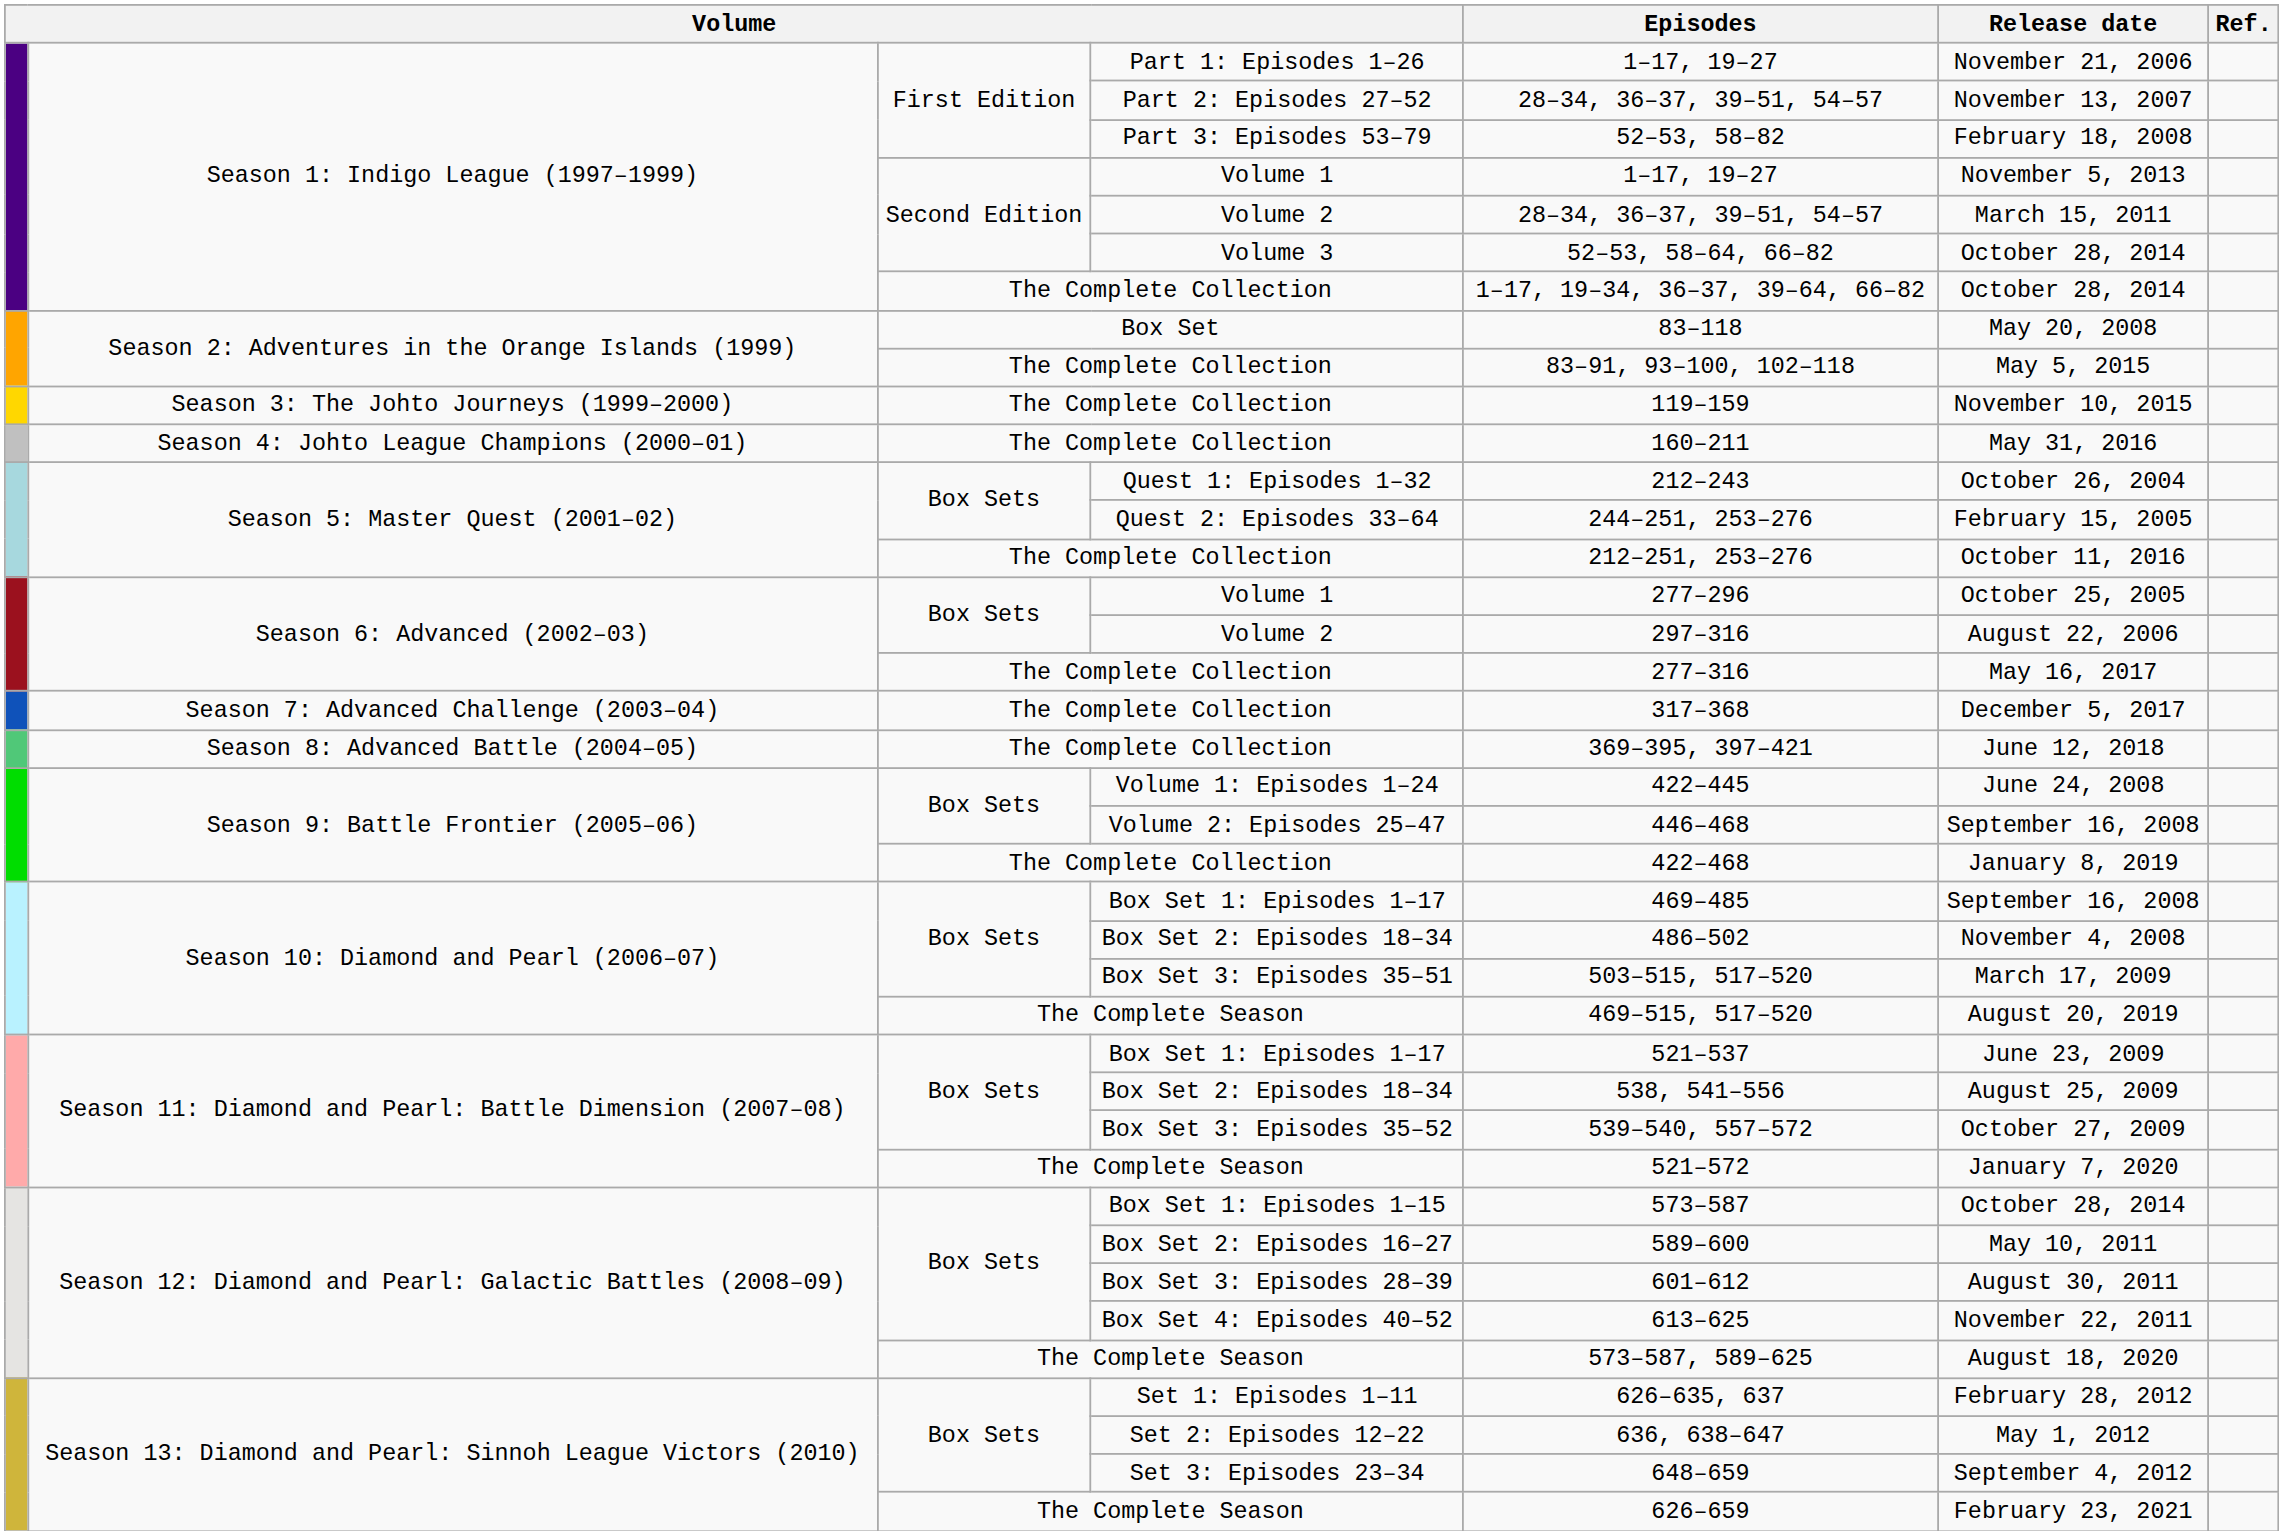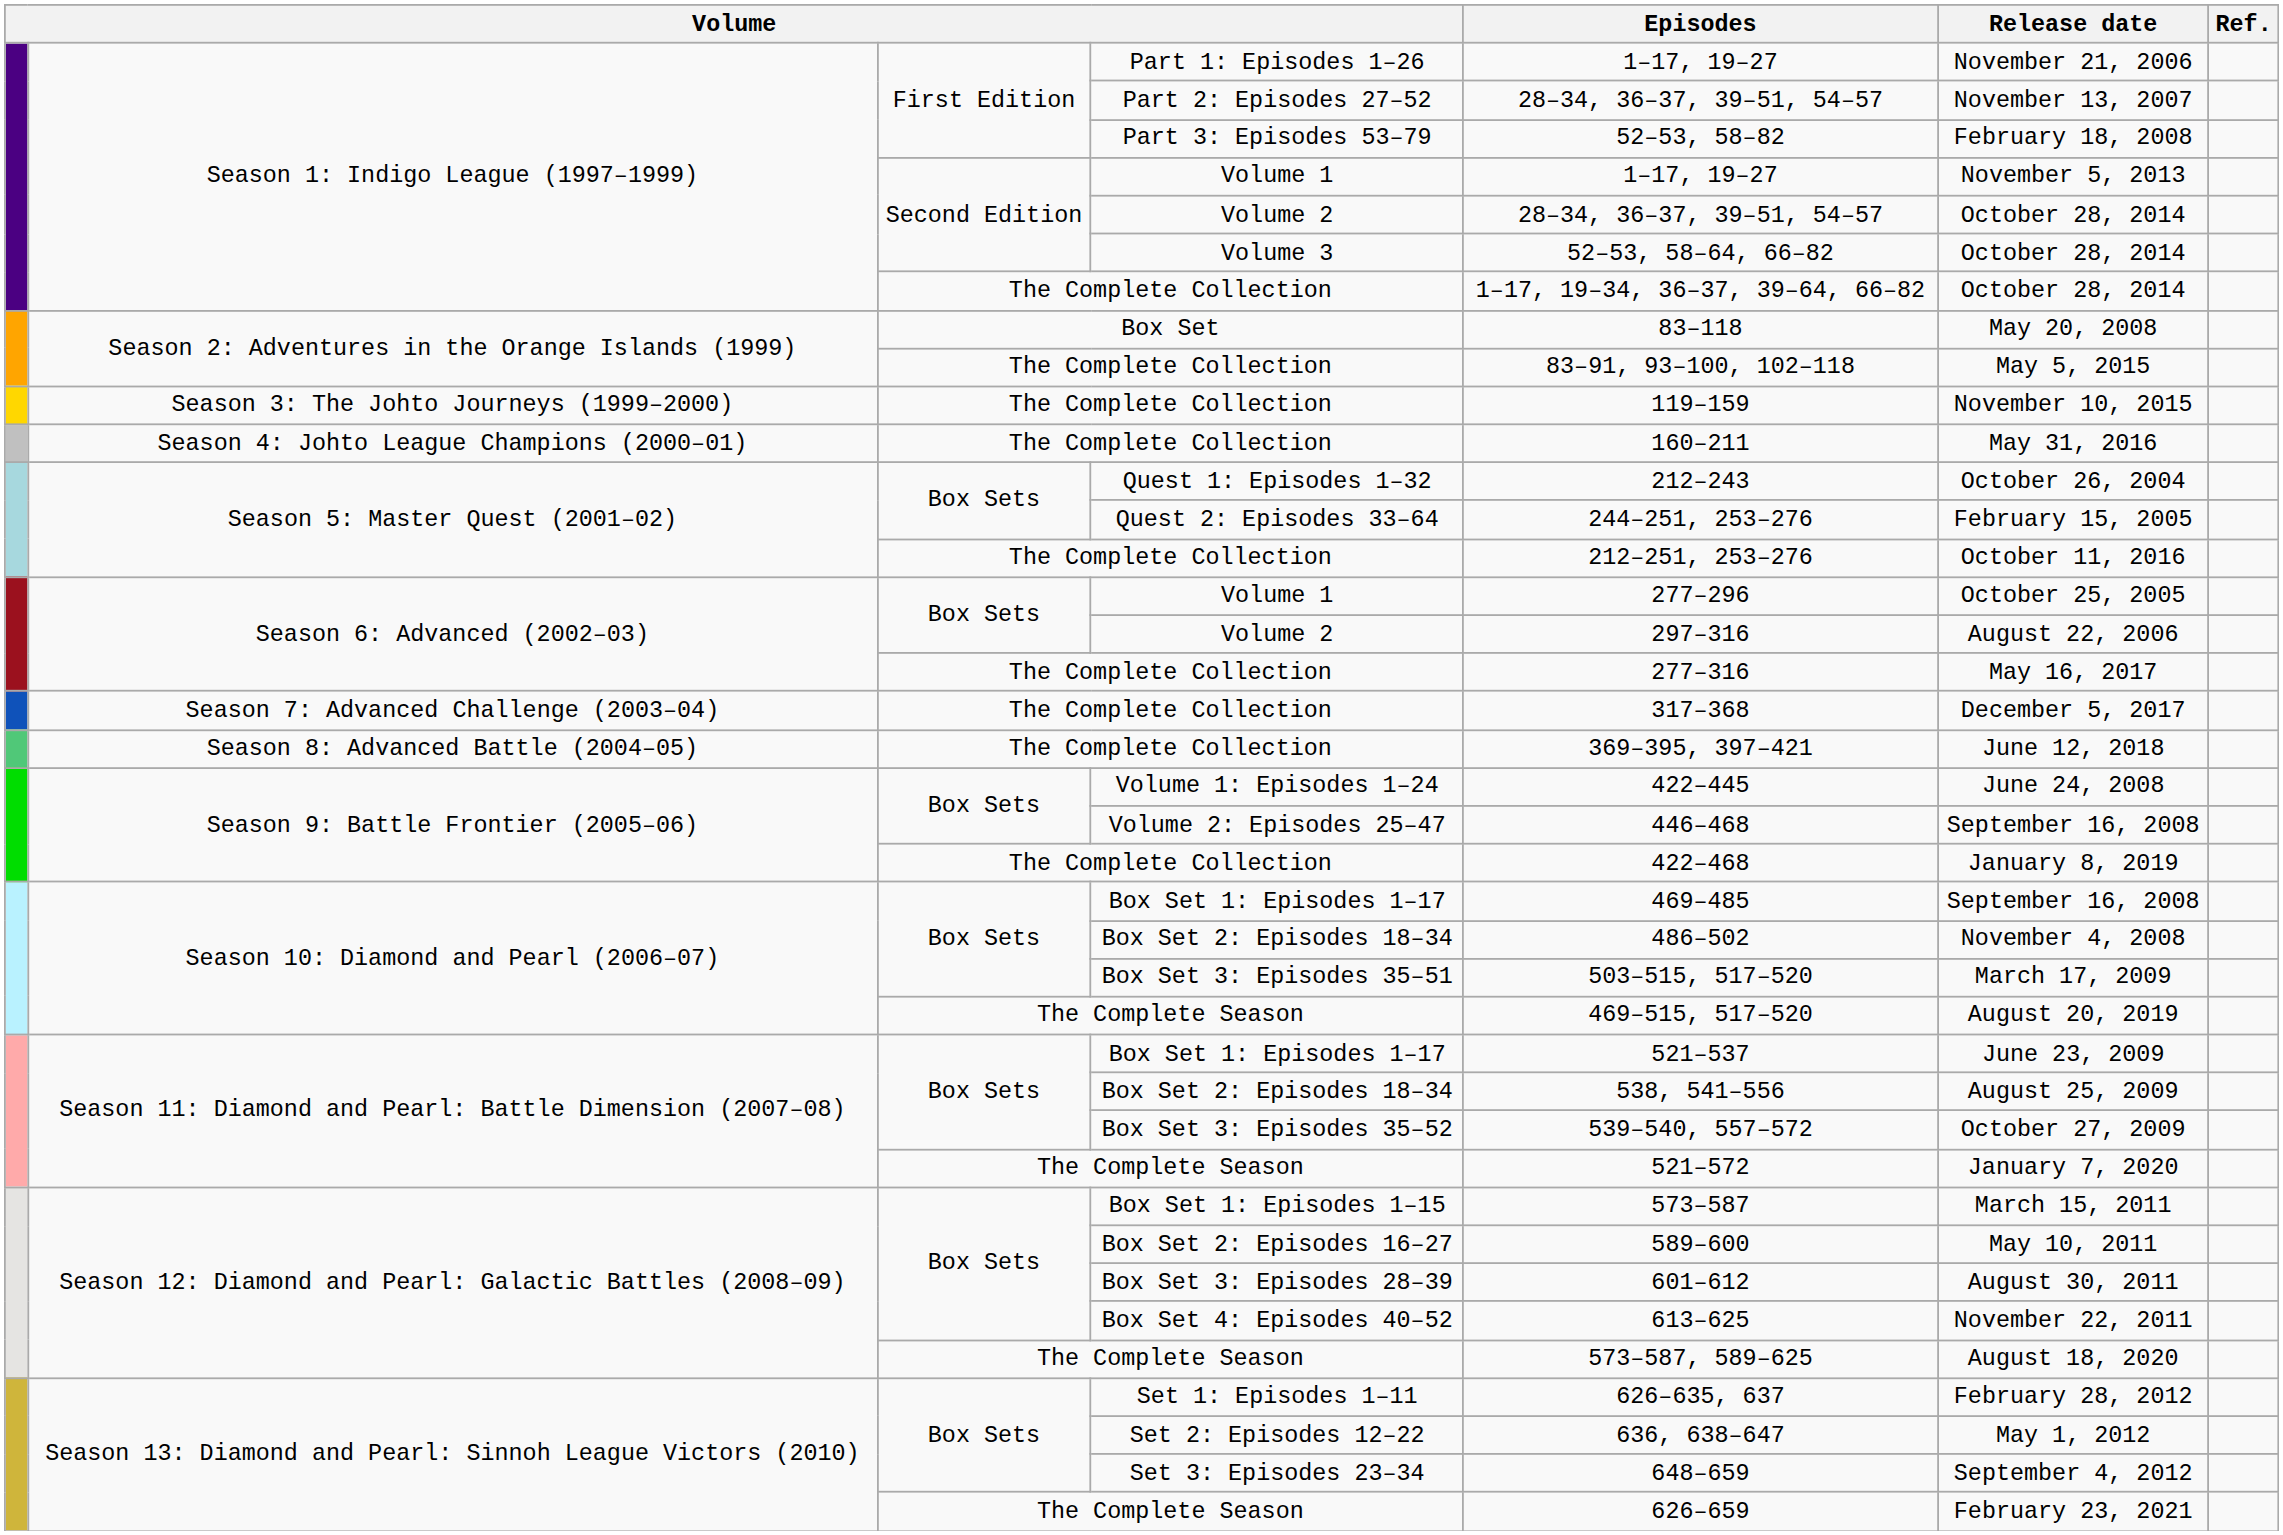(2073, 215) March 15, 2011 -> (2073, 215) October 28, 2014
(2073, 1206) October 28, 2014 -> (2073, 1206) March 15, 2011
